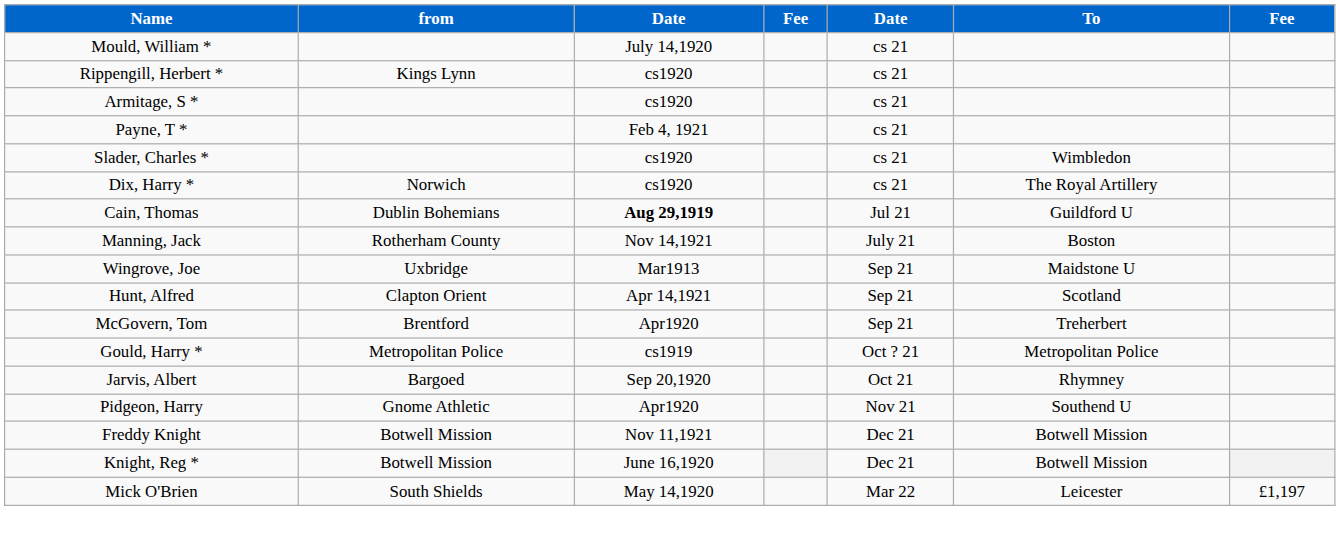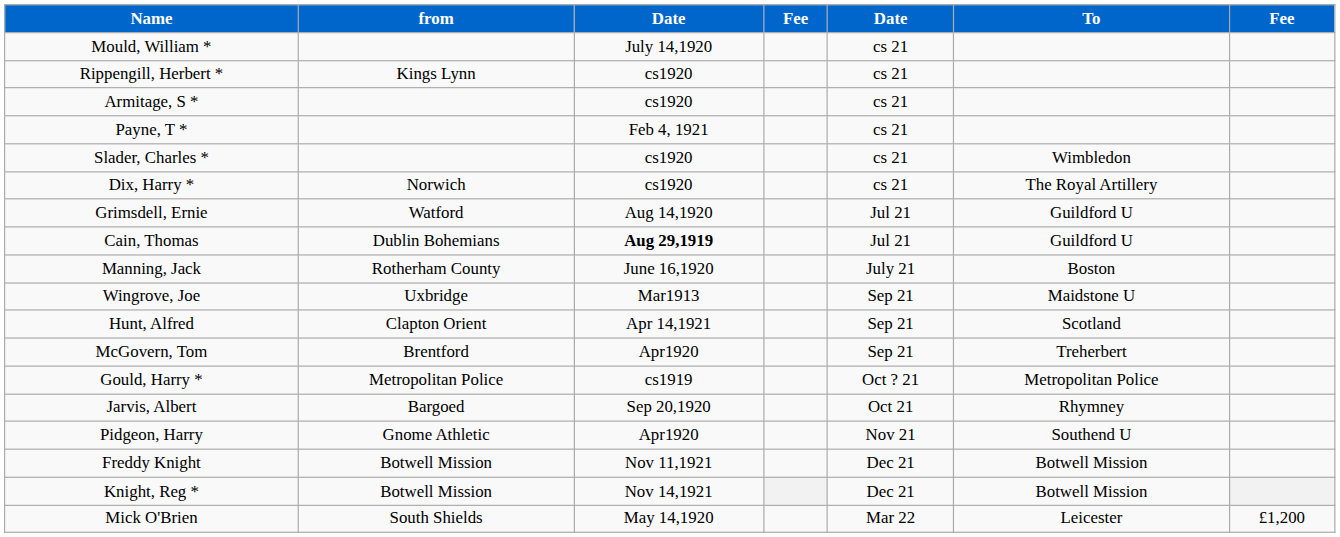+ row: (151, 213)
(669, 241) Nov 14,1921 -> (669, 268) June 16,1920
(669, 463) June 16,1920 -> (669, 491) Nov 14,1921
(1282, 491) £1,197 -> (1282, 518) £1,200
